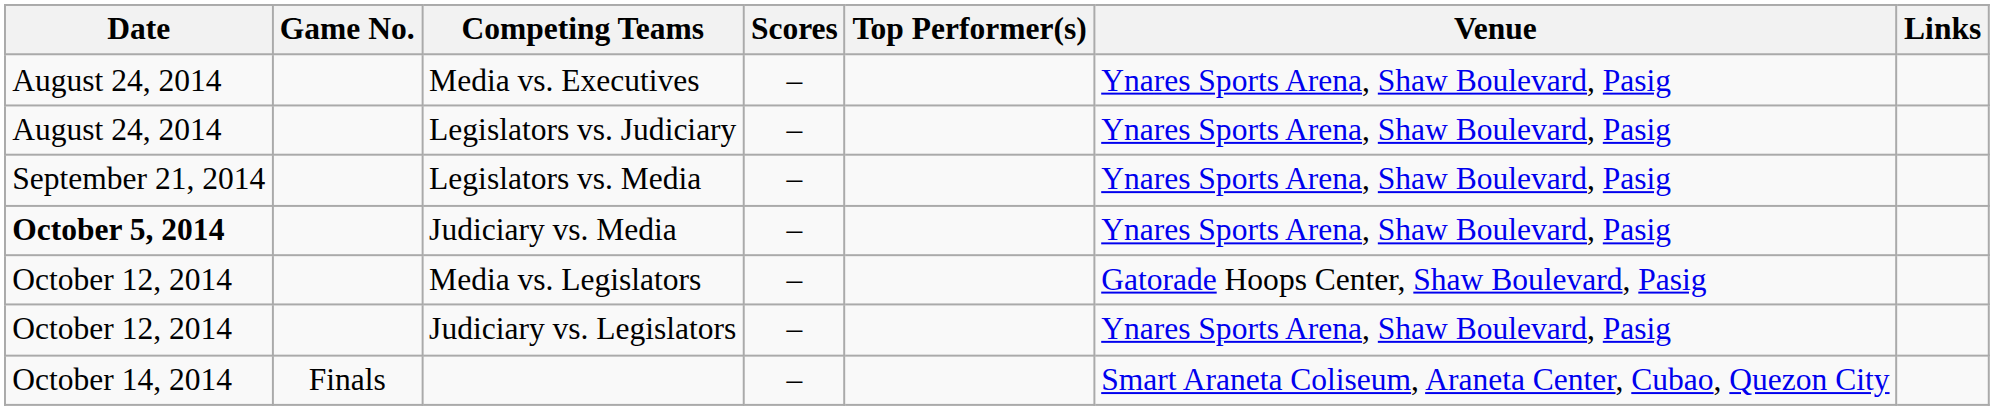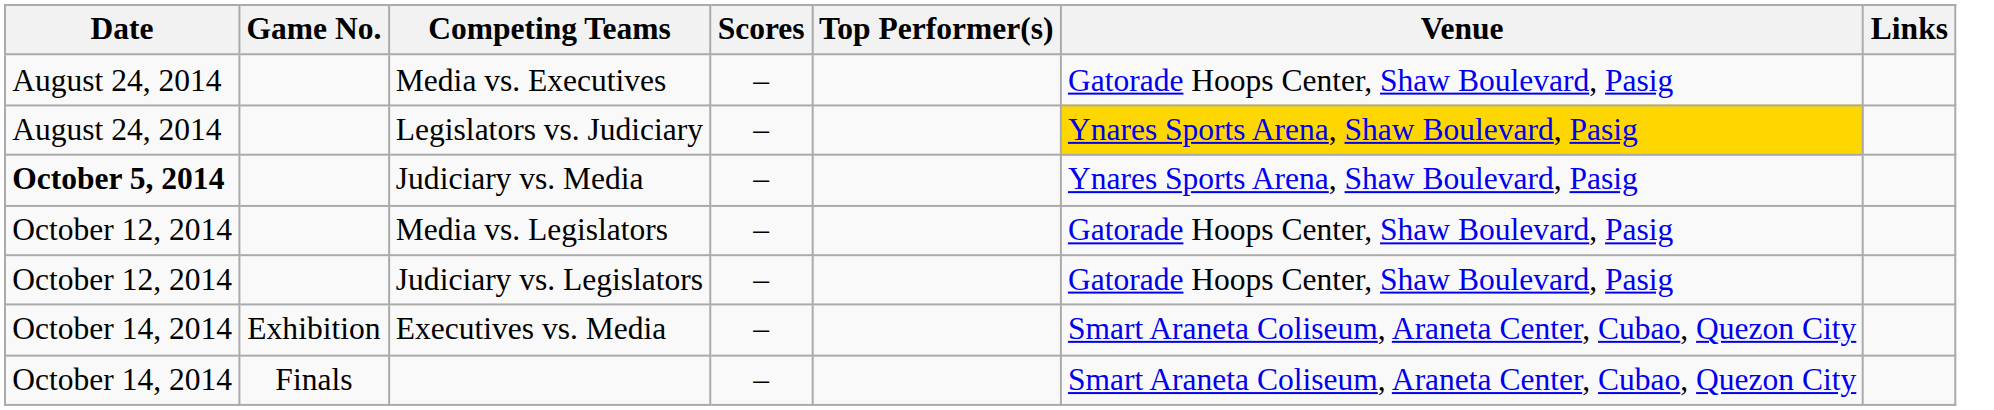(1386, 79) Ynares Sports Arena, Shaw Boulevard, Pasig -> (1371, 79) Gatorade Hoops Center, Shaw Boulevard, Pasig
(1386, 129) no background -> (1353, 129) gold background
- row: (565, 179)
(1386, 329) Ynares Sports Arena, Shaw Boulevard, Pasig -> (1371, 279) Gatorade Hoops Center, Shaw Boulevard, Pasig
+ row: (531, 329)
